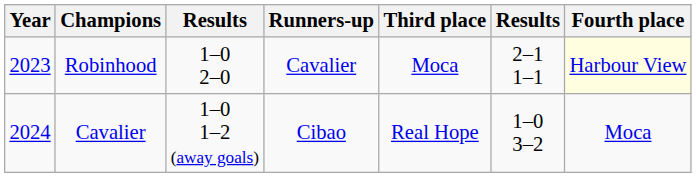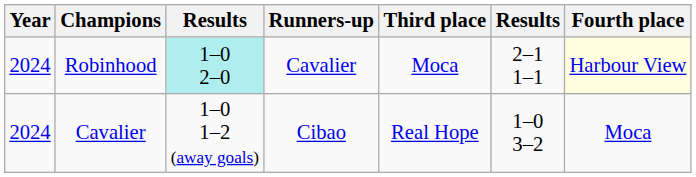(30, 65) 2023 -> (30, 65) 2024
(215, 65) no background -> (215, 65) paleturquoise background
